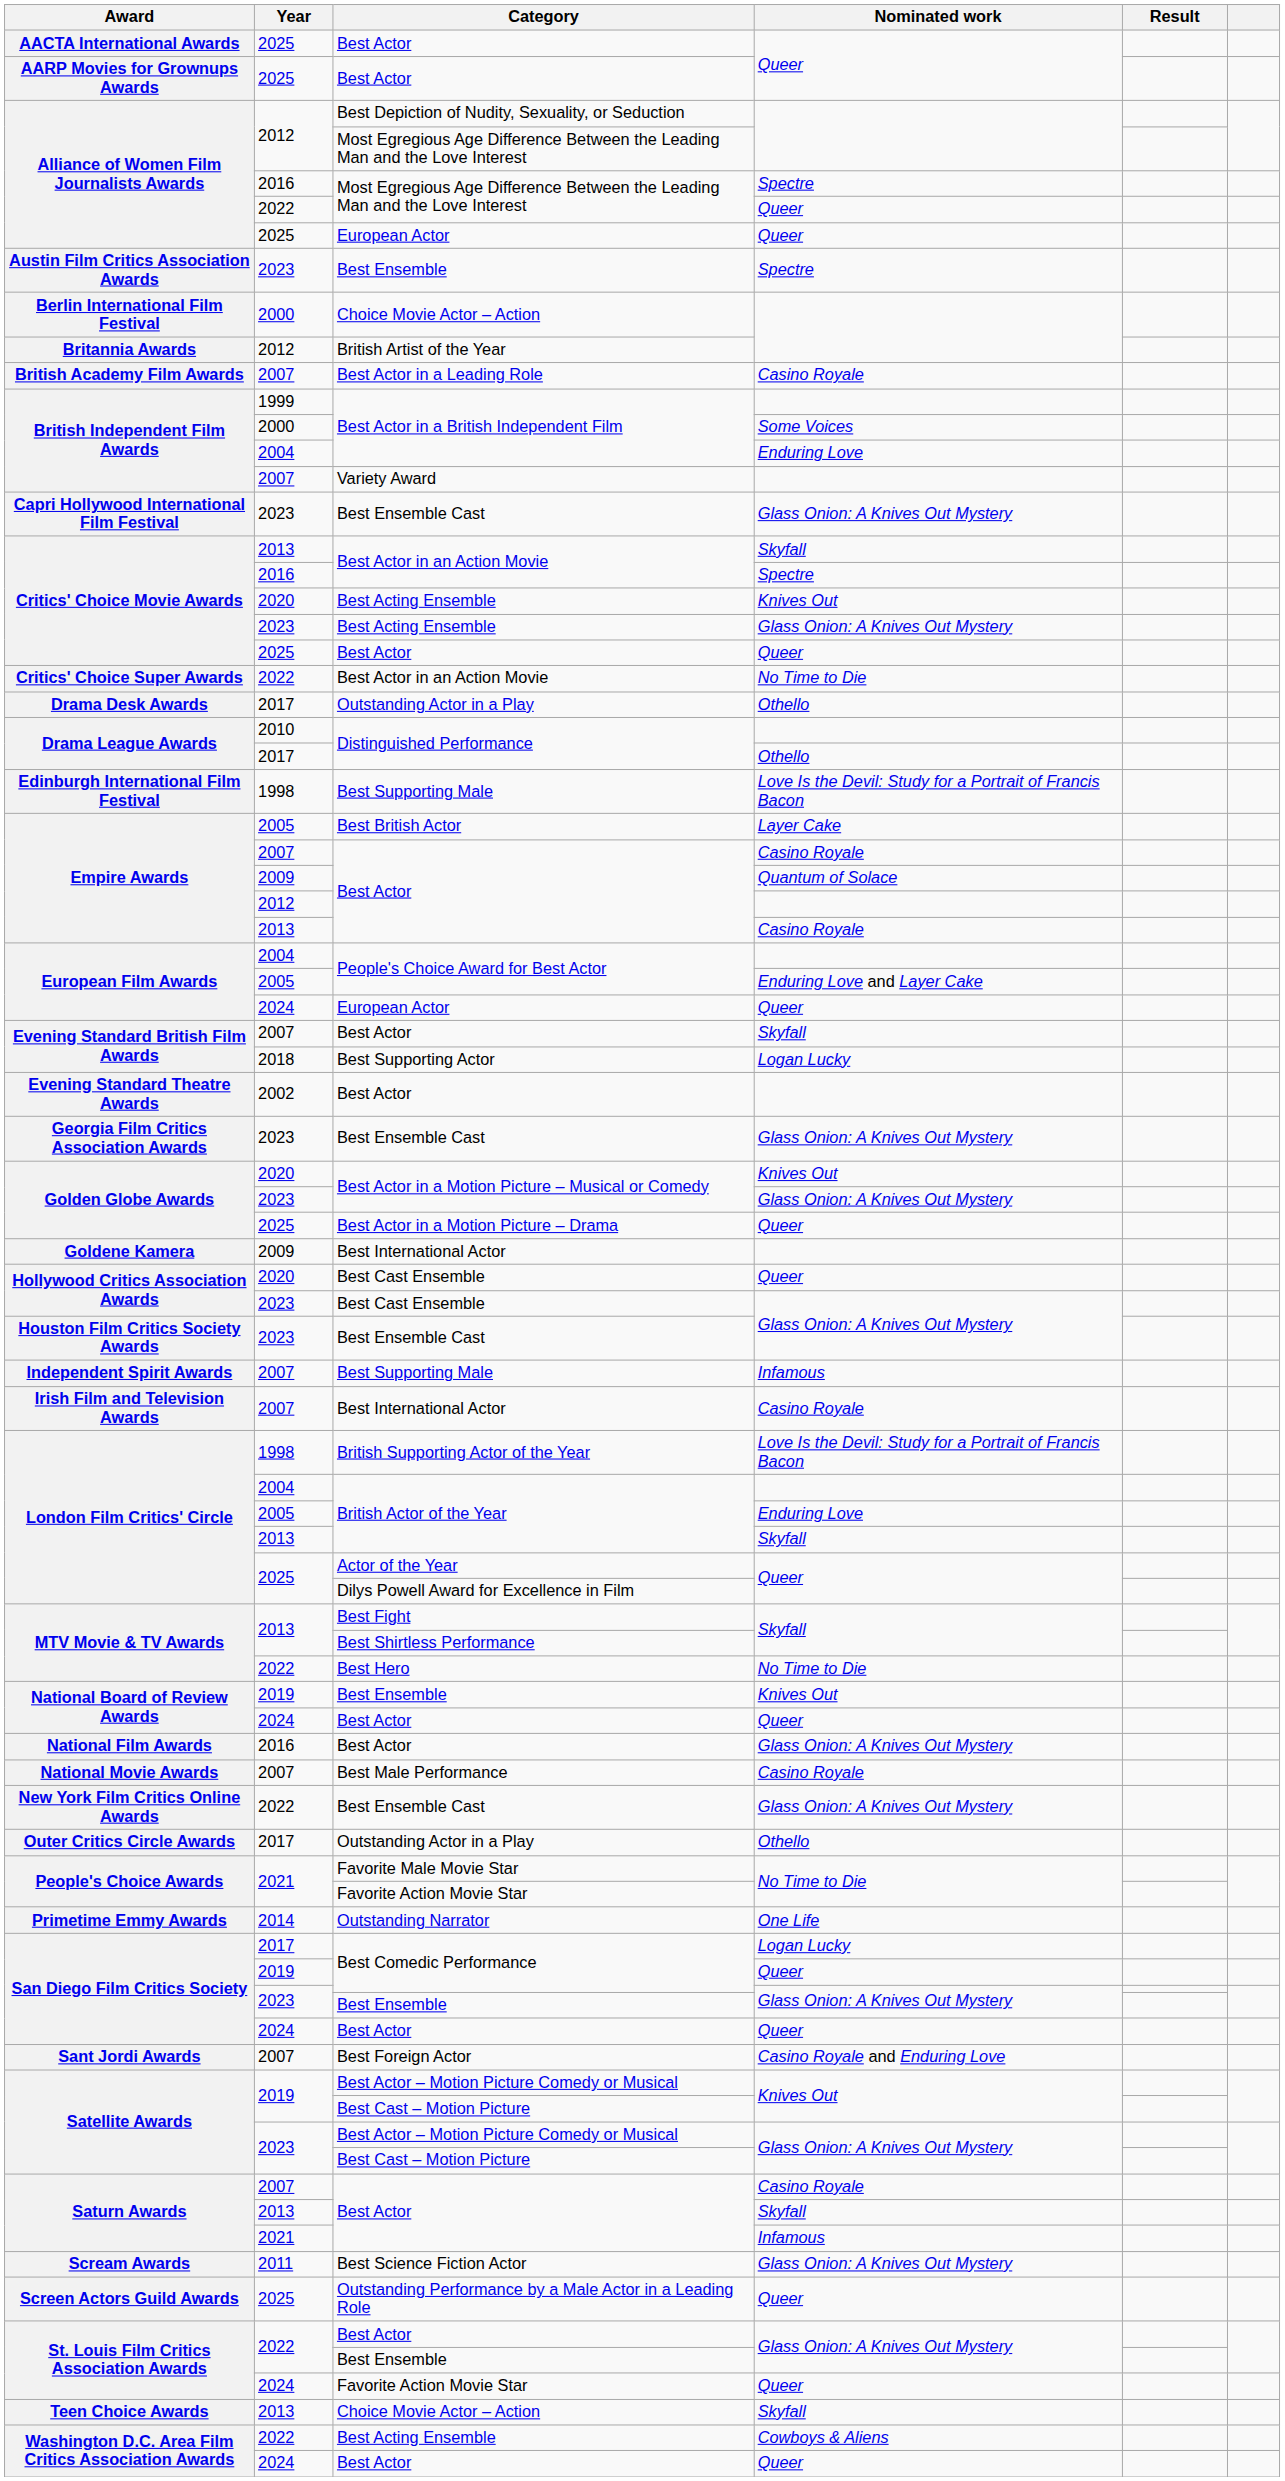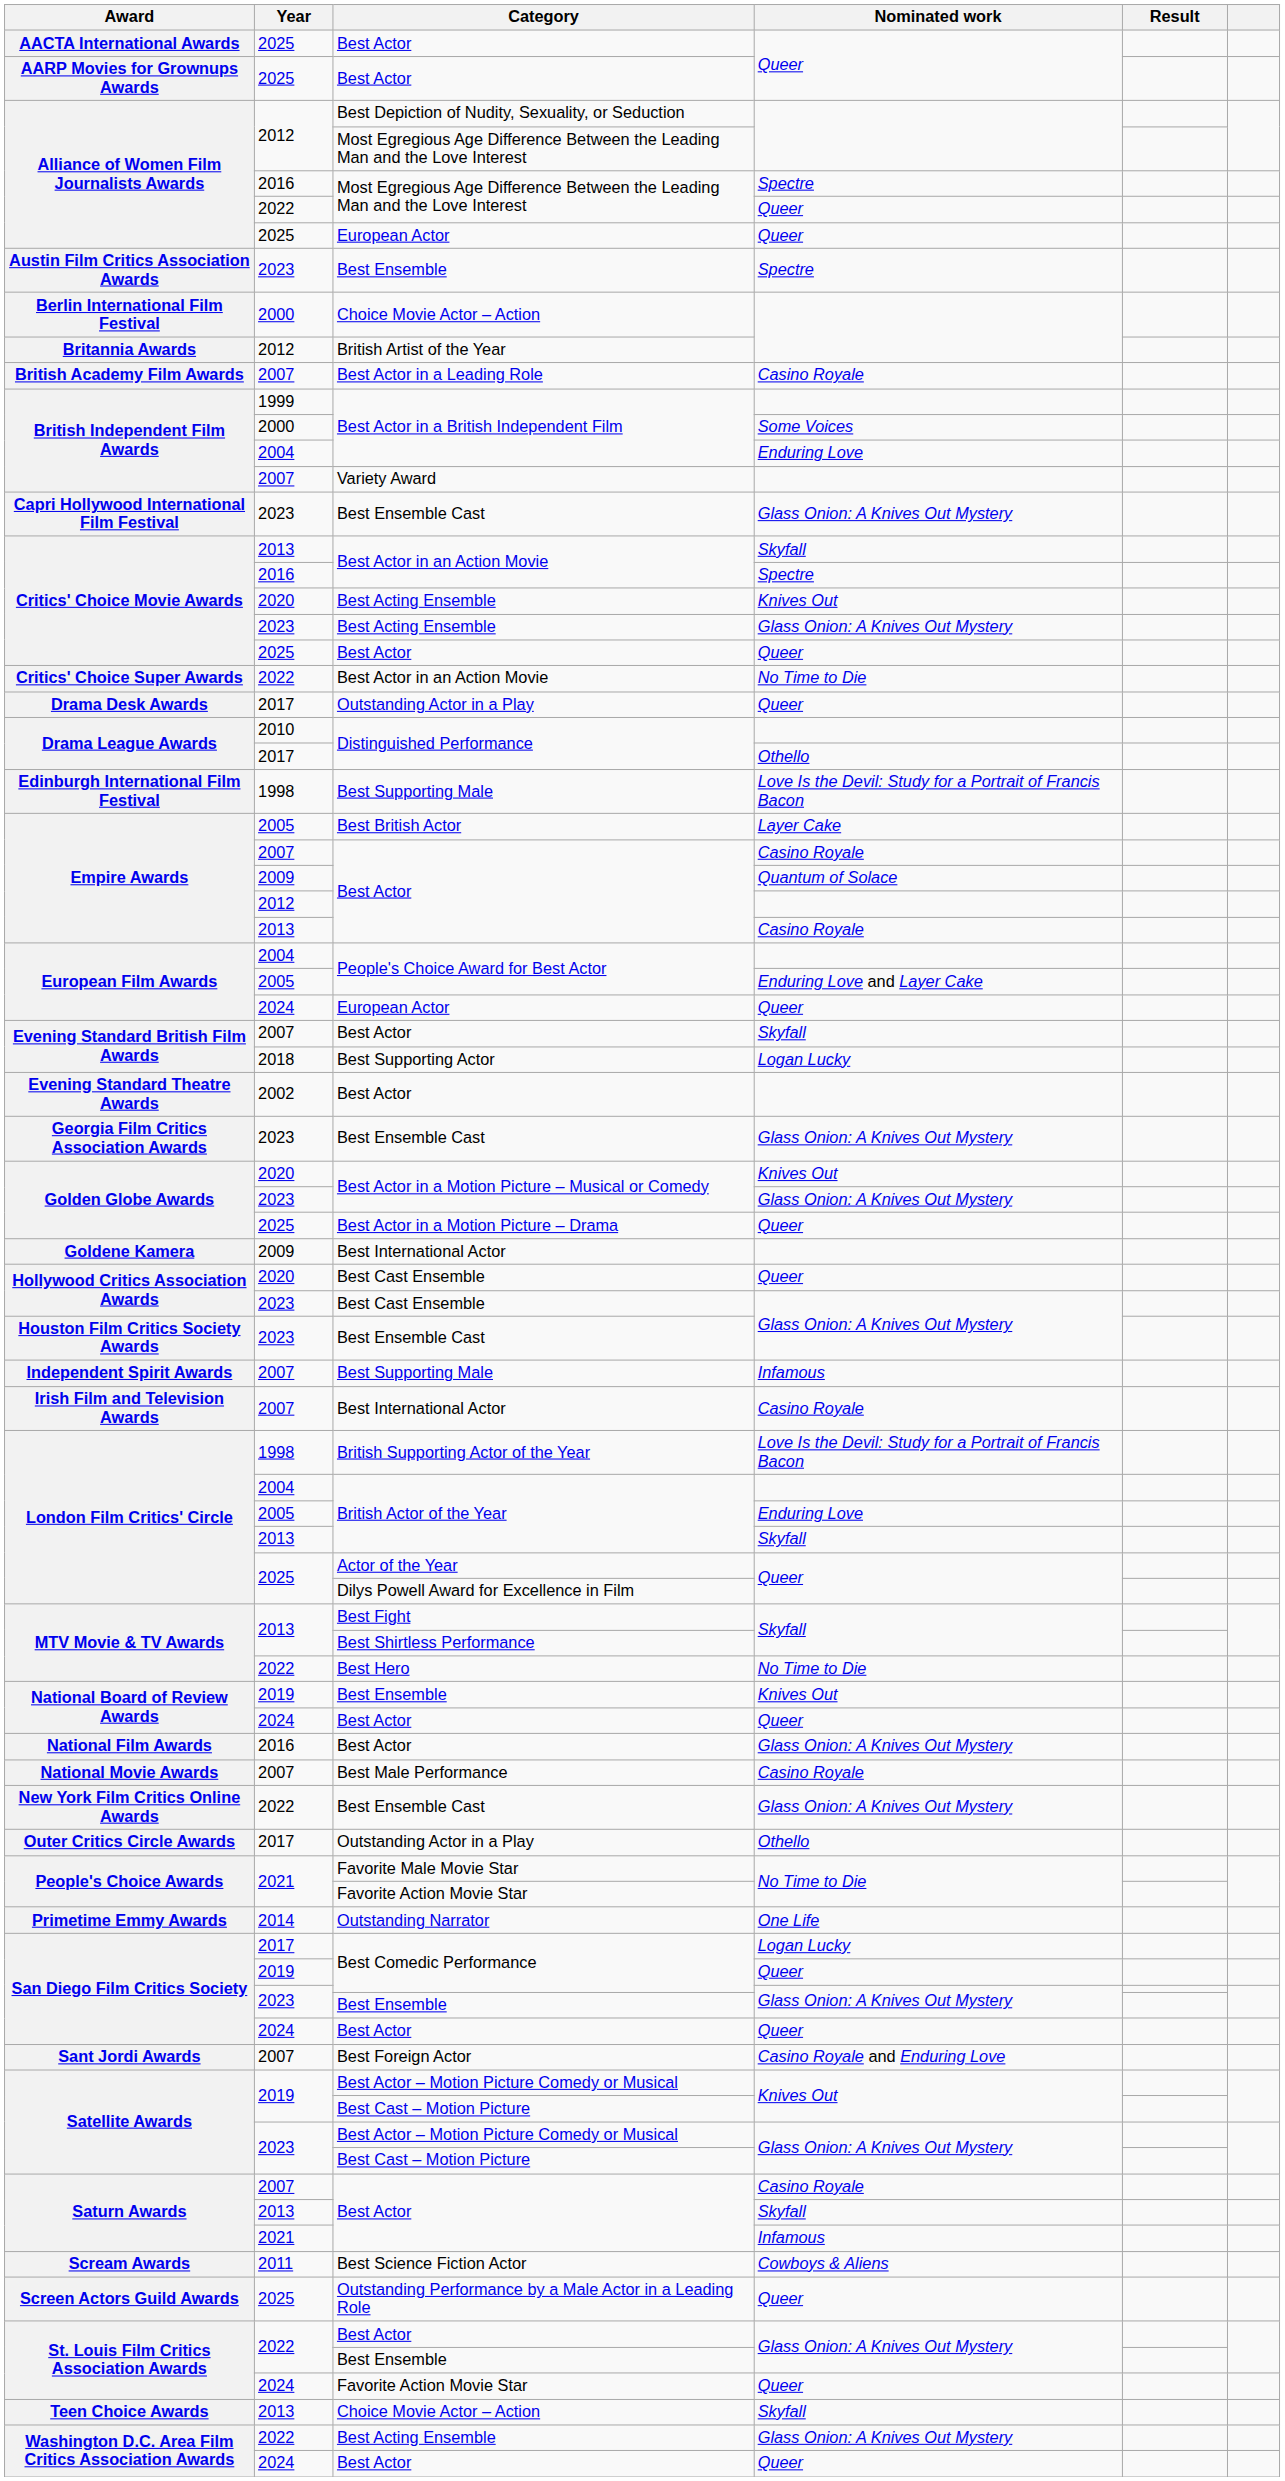(784, 704) Othello -> (780, 704) Queer
(885, 2264) Glass Onion: A Knives Out Mystery -> (823, 2264) Cowboys & Aliens
(823, 2437) Cowboys & Aliens -> (885, 2437) Glass Onion: A Knives Out Mystery
